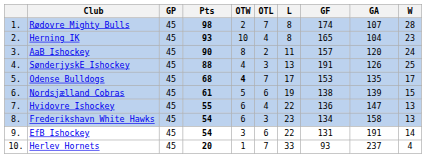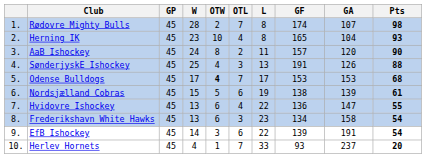columns swapped: (410, 11) <-> (207, 11)
(374, 79) 135 -> (348, 79) 153
(325, 133) 131 -> (300, 133) 139
